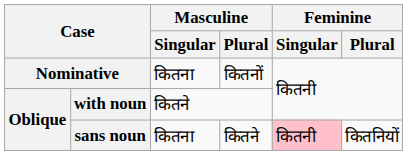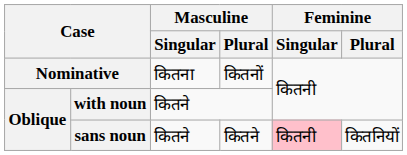(174, 135) कितना -> (172, 135) कितने
